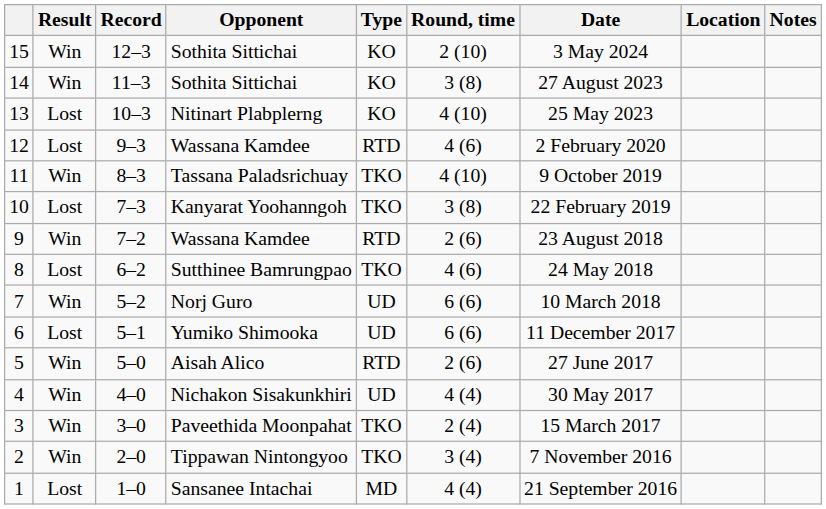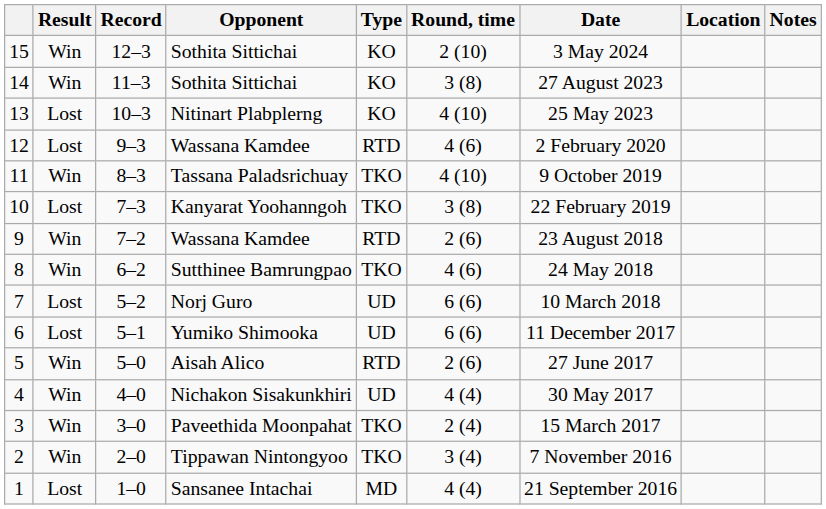(65, 269) Lost -> (65, 269) Win
(65, 301) Win -> (65, 301) Lost
